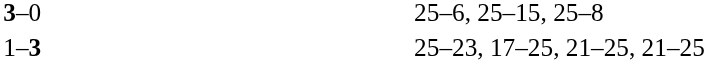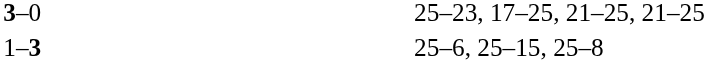(509, 12) 25–6, 25–15, 25–8 -> (559, 12) 25–23, 17–25, 21–25, 21–25
(559, 47) 25–23, 17–25, 21–25, 21–25 -> (509, 47) 25–6, 25–15, 25–8
